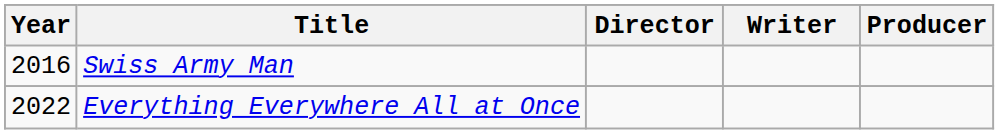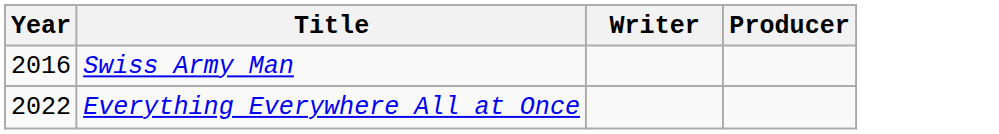- column: (655, 25)
